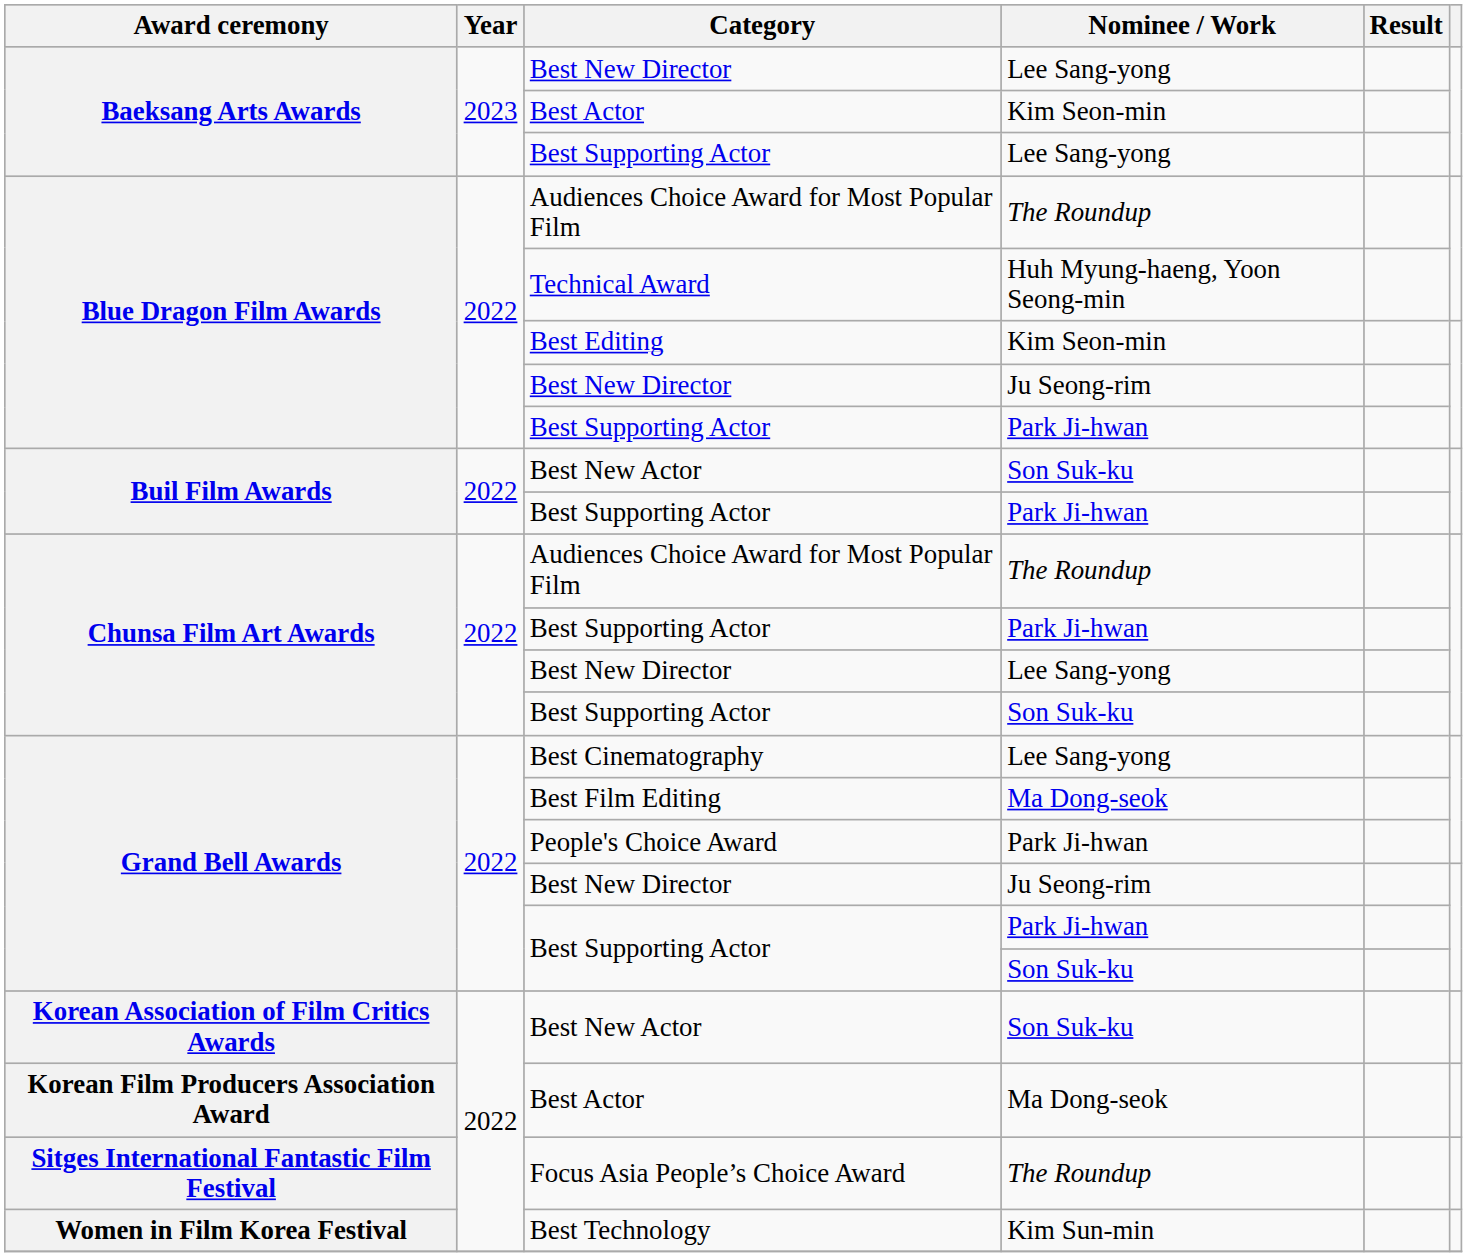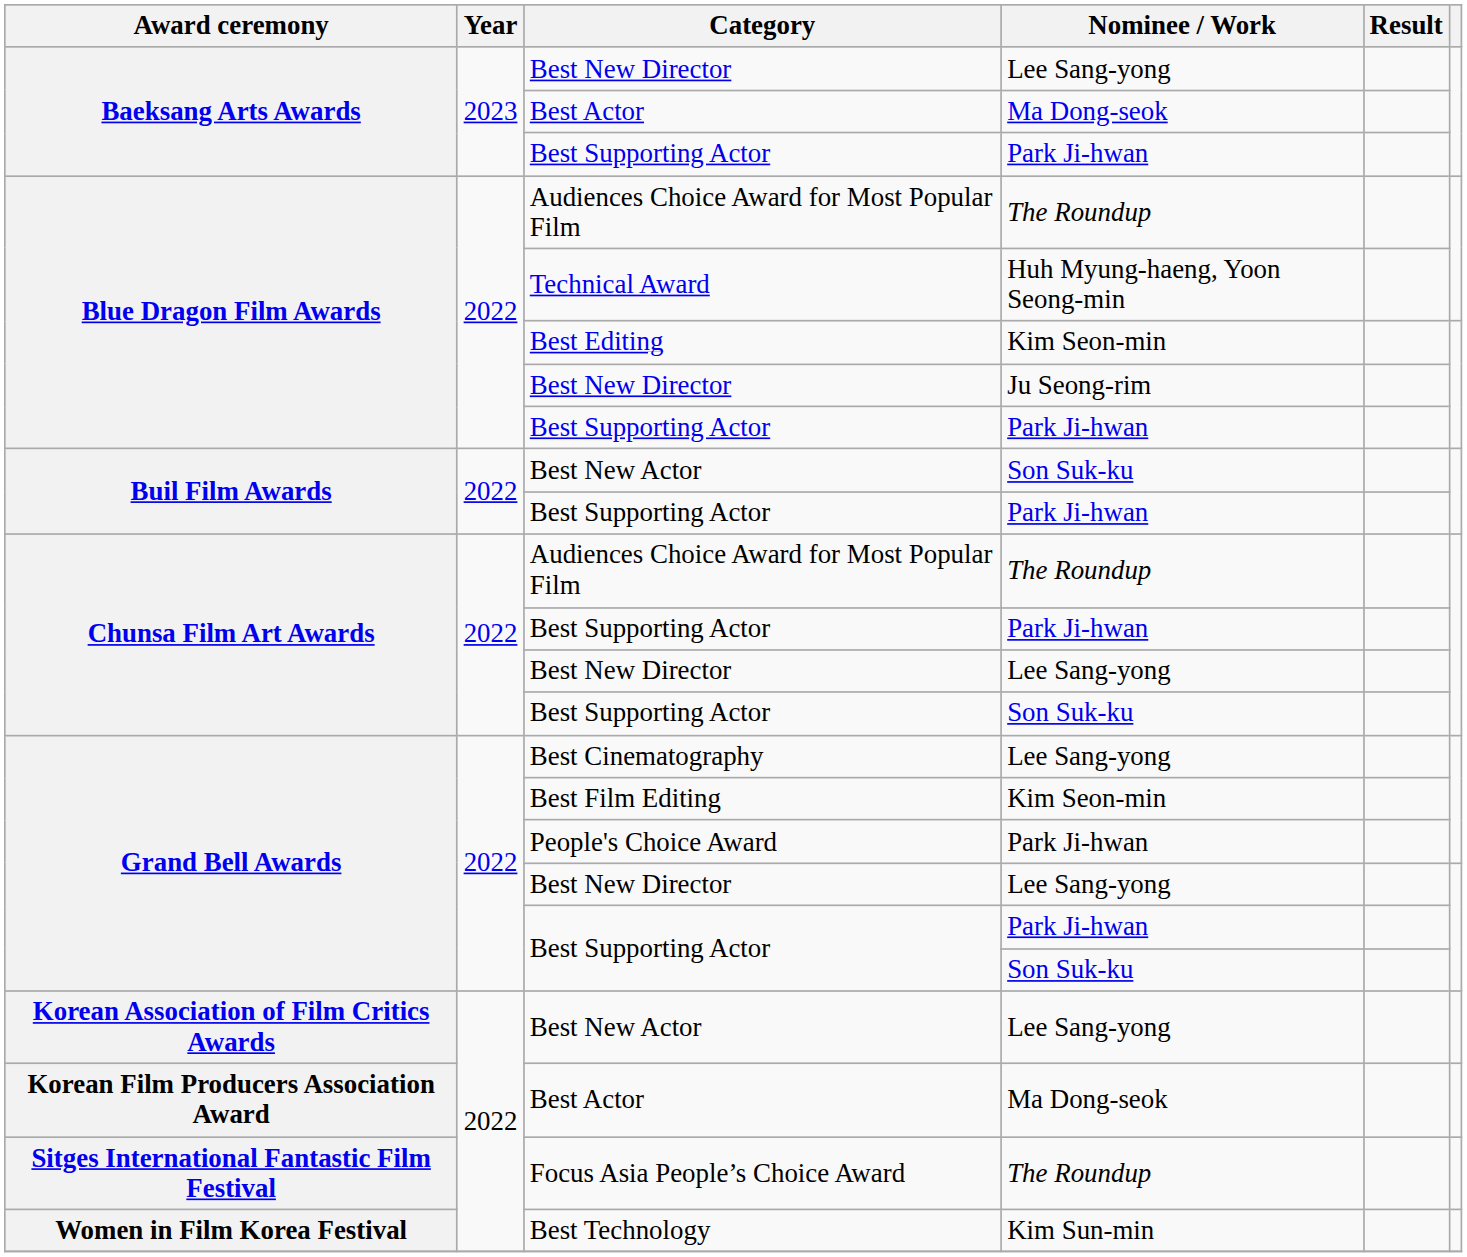(1087, 111) Kim Seon-min -> (1087, 111) Ma Dong-seok
(1089, 153) Lee Sang-yong -> (1078, 153) Park Ji-hwan
(1087, 798) Ma Dong-seok -> (1087, 798) Kim Seon-min
(1079, 883) Ju Seong-rim -> (1089, 883) Lee Sang-yong
(1070, 1026) Son Suk-ku -> (1089, 1026) Lee Sang-yong
